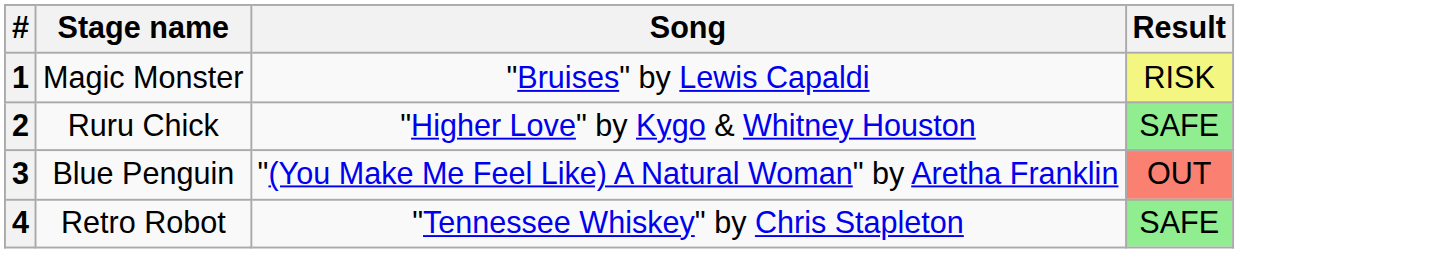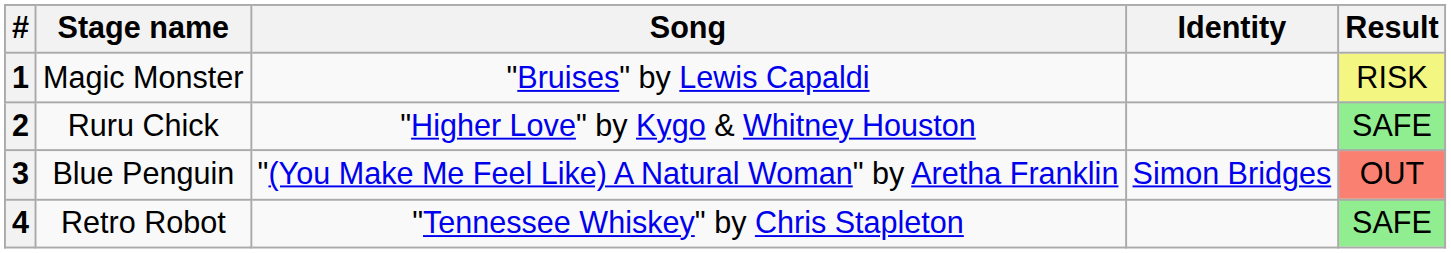+ column: (1232, 28)
